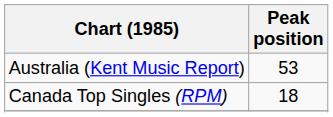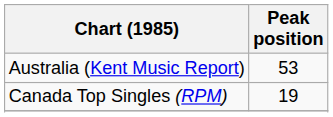(288, 96) 18 -> (288, 96) 19
